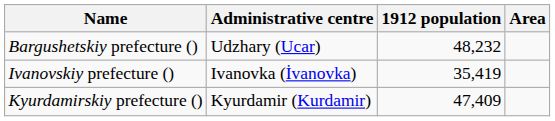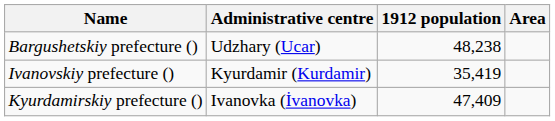(477, 45) 48,232 -> (477, 45) 48,238
(284, 73) Ivanovka (İvanovka) -> (291, 73) Kyurdamir (Kurdamir)
(291, 101) Kyurdamir (Kurdamir) -> (284, 101) Ivanovka (İvanovka)
